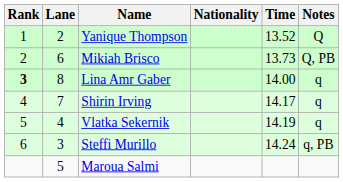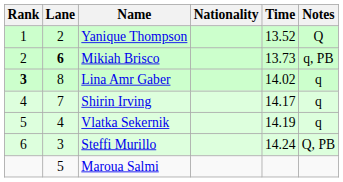(60, 58) normal -> (60, 58) bold
(318, 58) Q, PB -> (318, 58) q, PB
(280, 79) 14.00 -> (280, 79) 14.02
(318, 144) q, PB -> (318, 144) Q, PB
